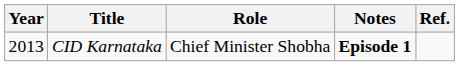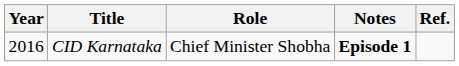(26, 46) 2013 -> (26, 46) 2016
